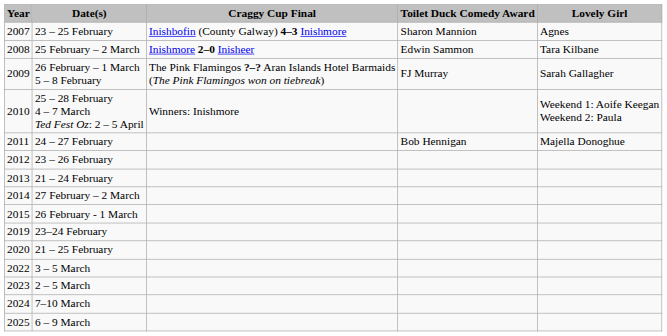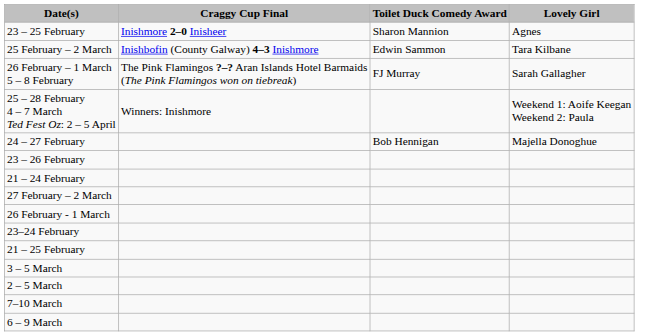- column: (18, 13)
(248, 31) Inishbofin (County Galway) 4–3 Inishmore -> (174, 31) Inishmore 2–0 Inisheer
(202, 49) Inishmore 2–0 Inisheer -> (220, 49) Inishbofin (County Galway) 4–3 Inishmore
